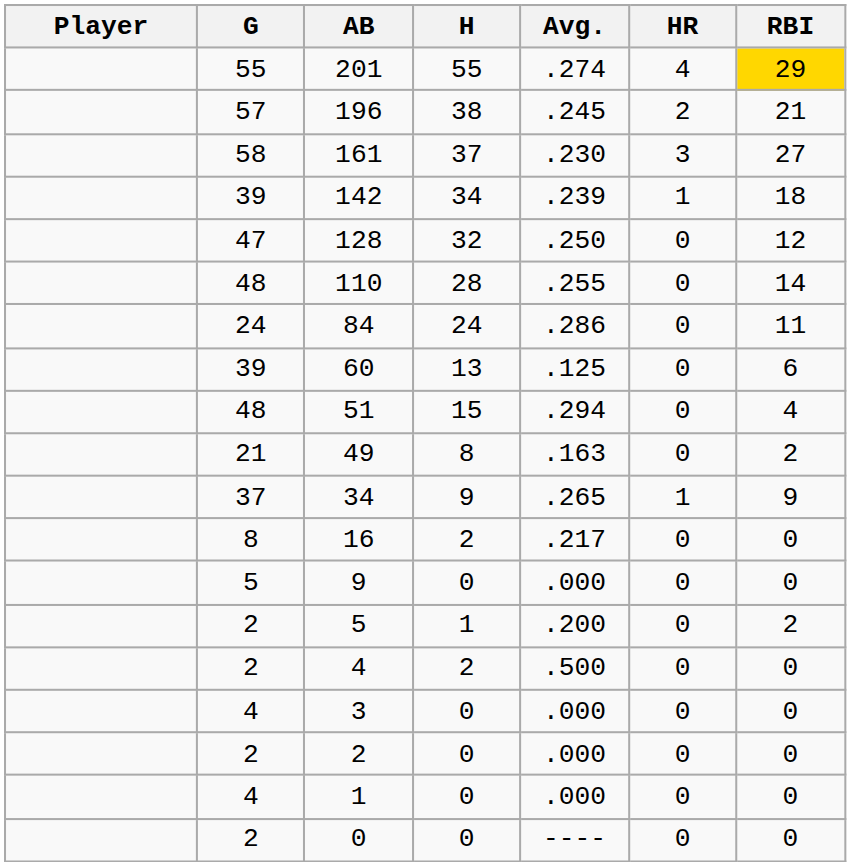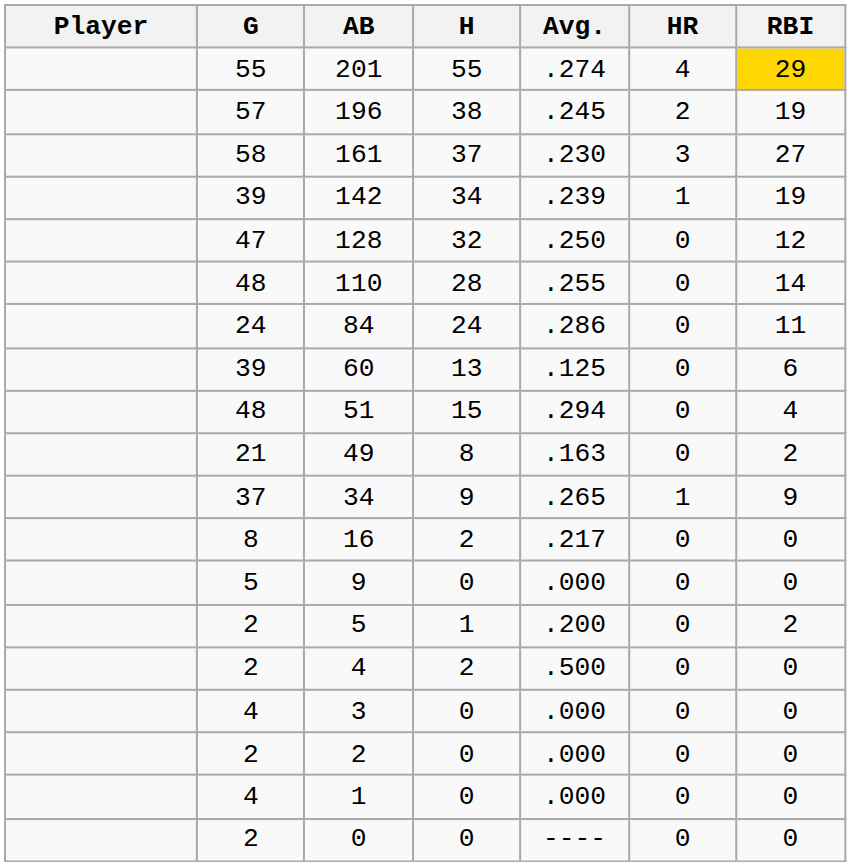(791, 112) 21 -> (791, 112) 19
(791, 198) 18 -> (791, 198) 19
